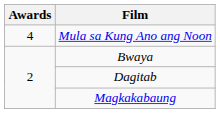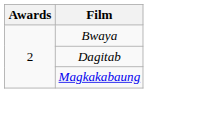- row: (135, 35)
